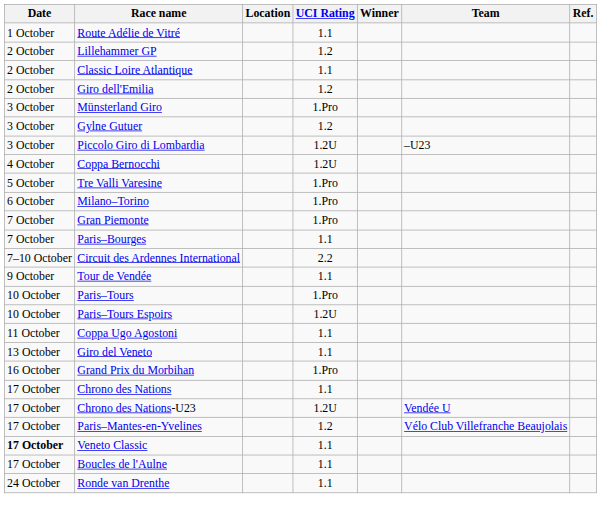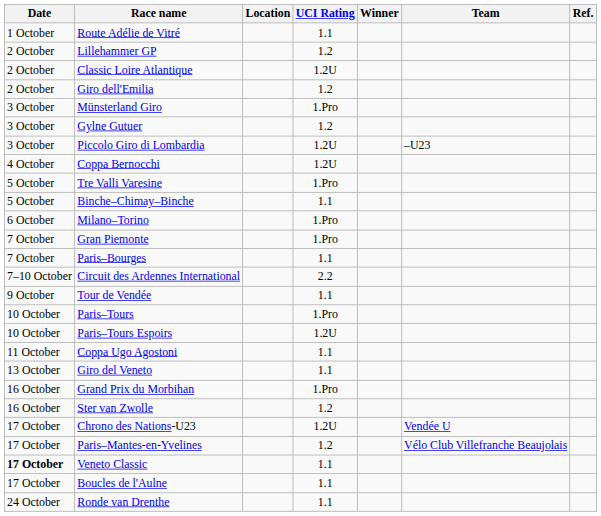(325, 70) 1.1 -> (325, 70) 1.2U
+ row: (136, 201)
+ row: (115, 408)
- row: (124, 389)
